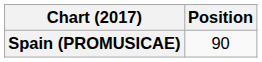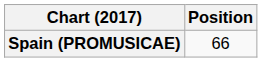(221, 43) 90 -> (221, 43) 66
